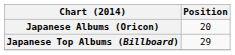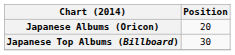(205, 42) 29 -> (205, 42) 30
